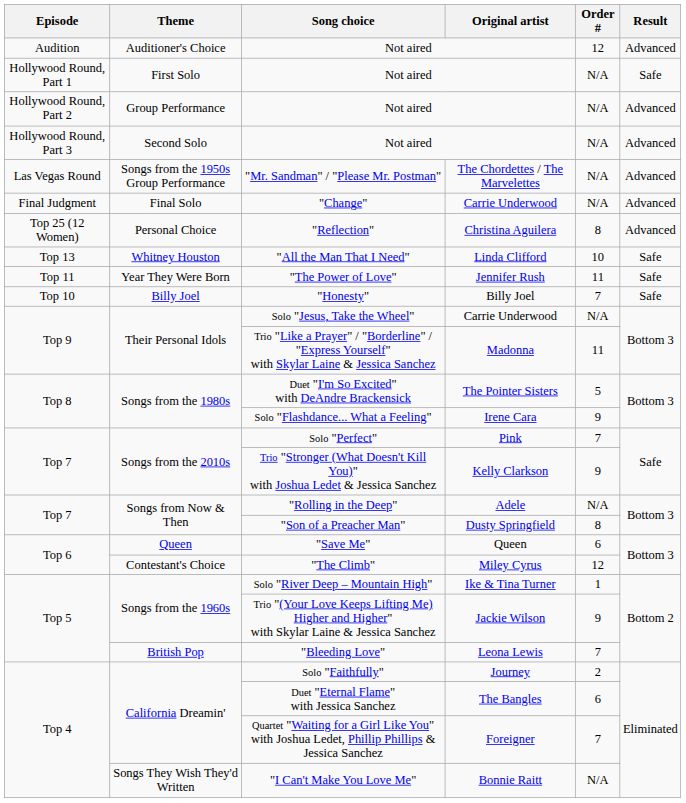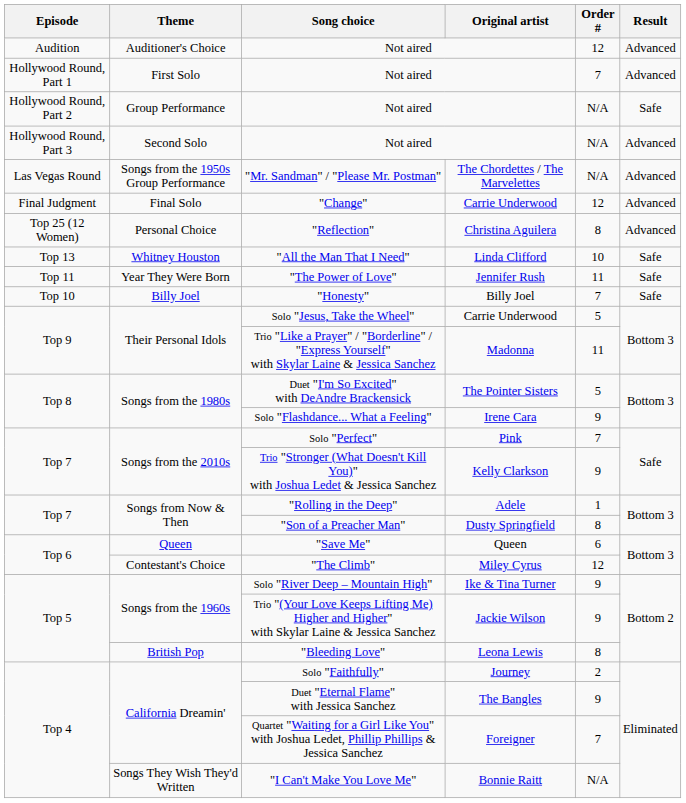(598, 75) N/A -> (598, 75) 7
(650, 75) Safe -> (650, 75) Advanced
(650, 108) Advanced -> (650, 108) Safe
(598, 203) N/A -> (598, 203) 12
(598, 316) N/A -> (598, 316) 5
(598, 505) N/A -> (598, 505) 1
(598, 584) 1 -> (598, 584) 9
(598, 652) 7 -> (598, 652) 8
(598, 698) 6 -> (598, 698) 9
